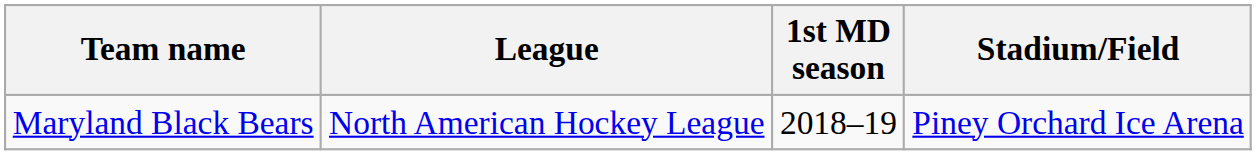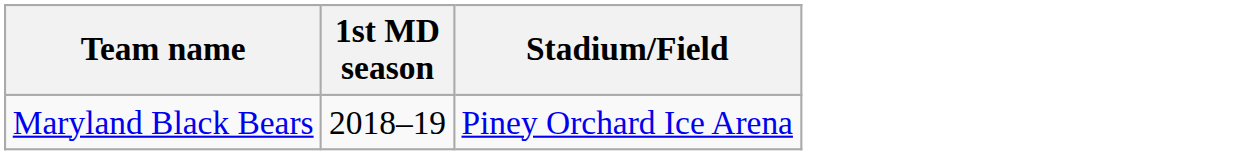- column: (547, 49)
